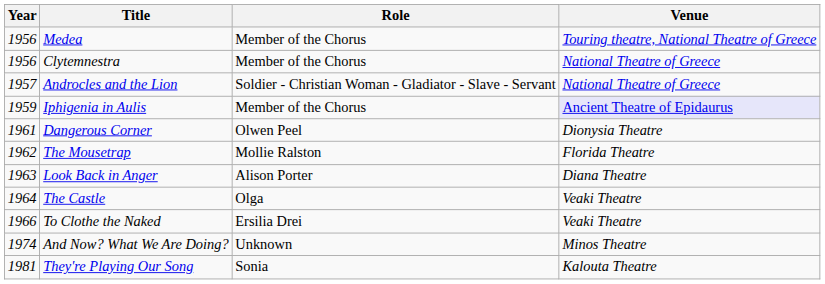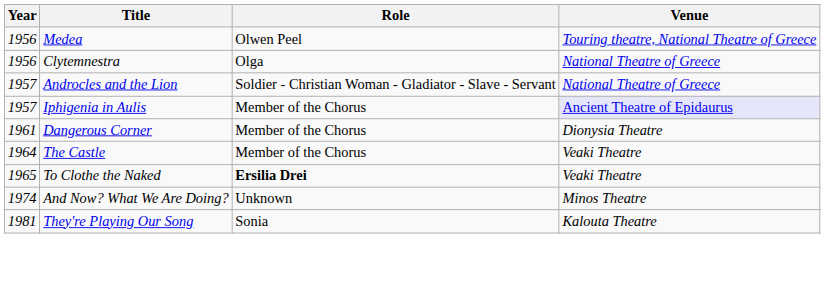(301, 38) Member of the Chorus -> (269, 38) Olwen Peel
(301, 61) Member of the Chorus -> (249, 61) Olga
(22, 107) 1959 -> (22, 107) 1957
(269, 130) Olwen Peel -> (301, 130) Member of the Chorus
- row: (87, 152)
- row: (100, 175)
(249, 198) Olga -> (301, 152) Member of the Chorus
(22, 221) 1966 -> (22, 175) 1965
(269, 221) normal -> (271, 175) bold
